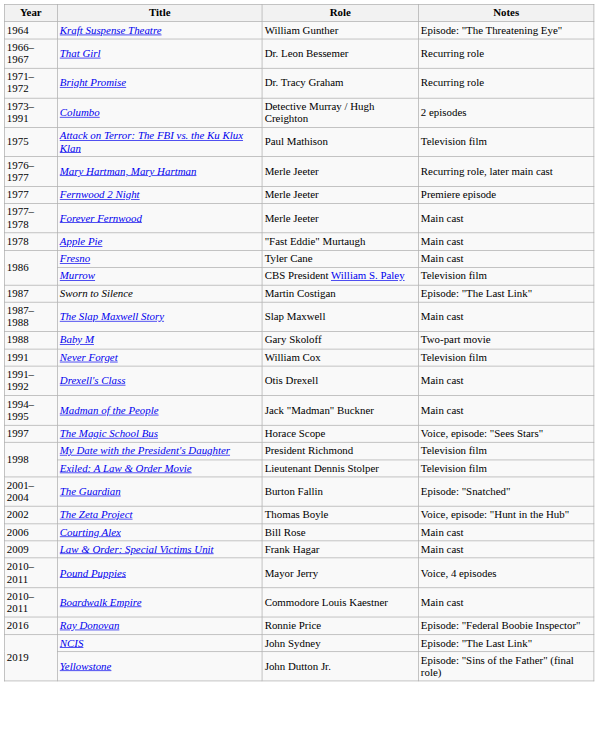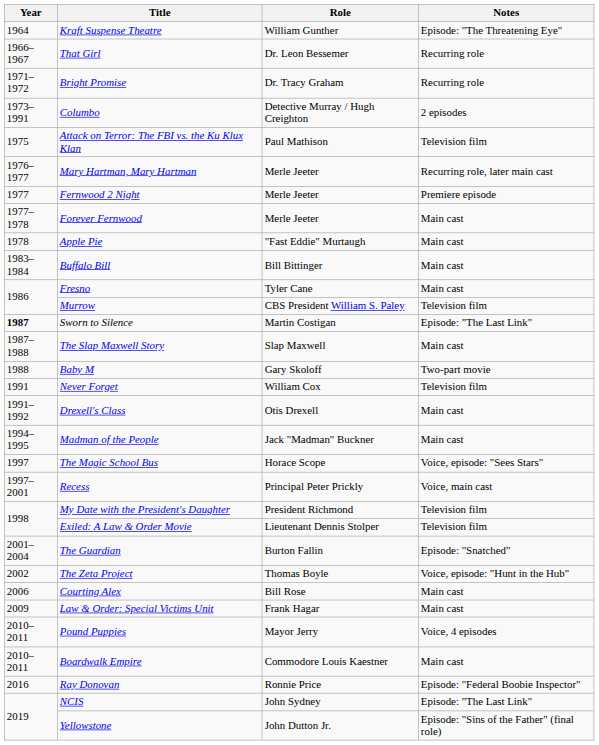+ row: (85, 265)
(18, 293) normal -> (18, 323) bold
+ row: (75, 486)
